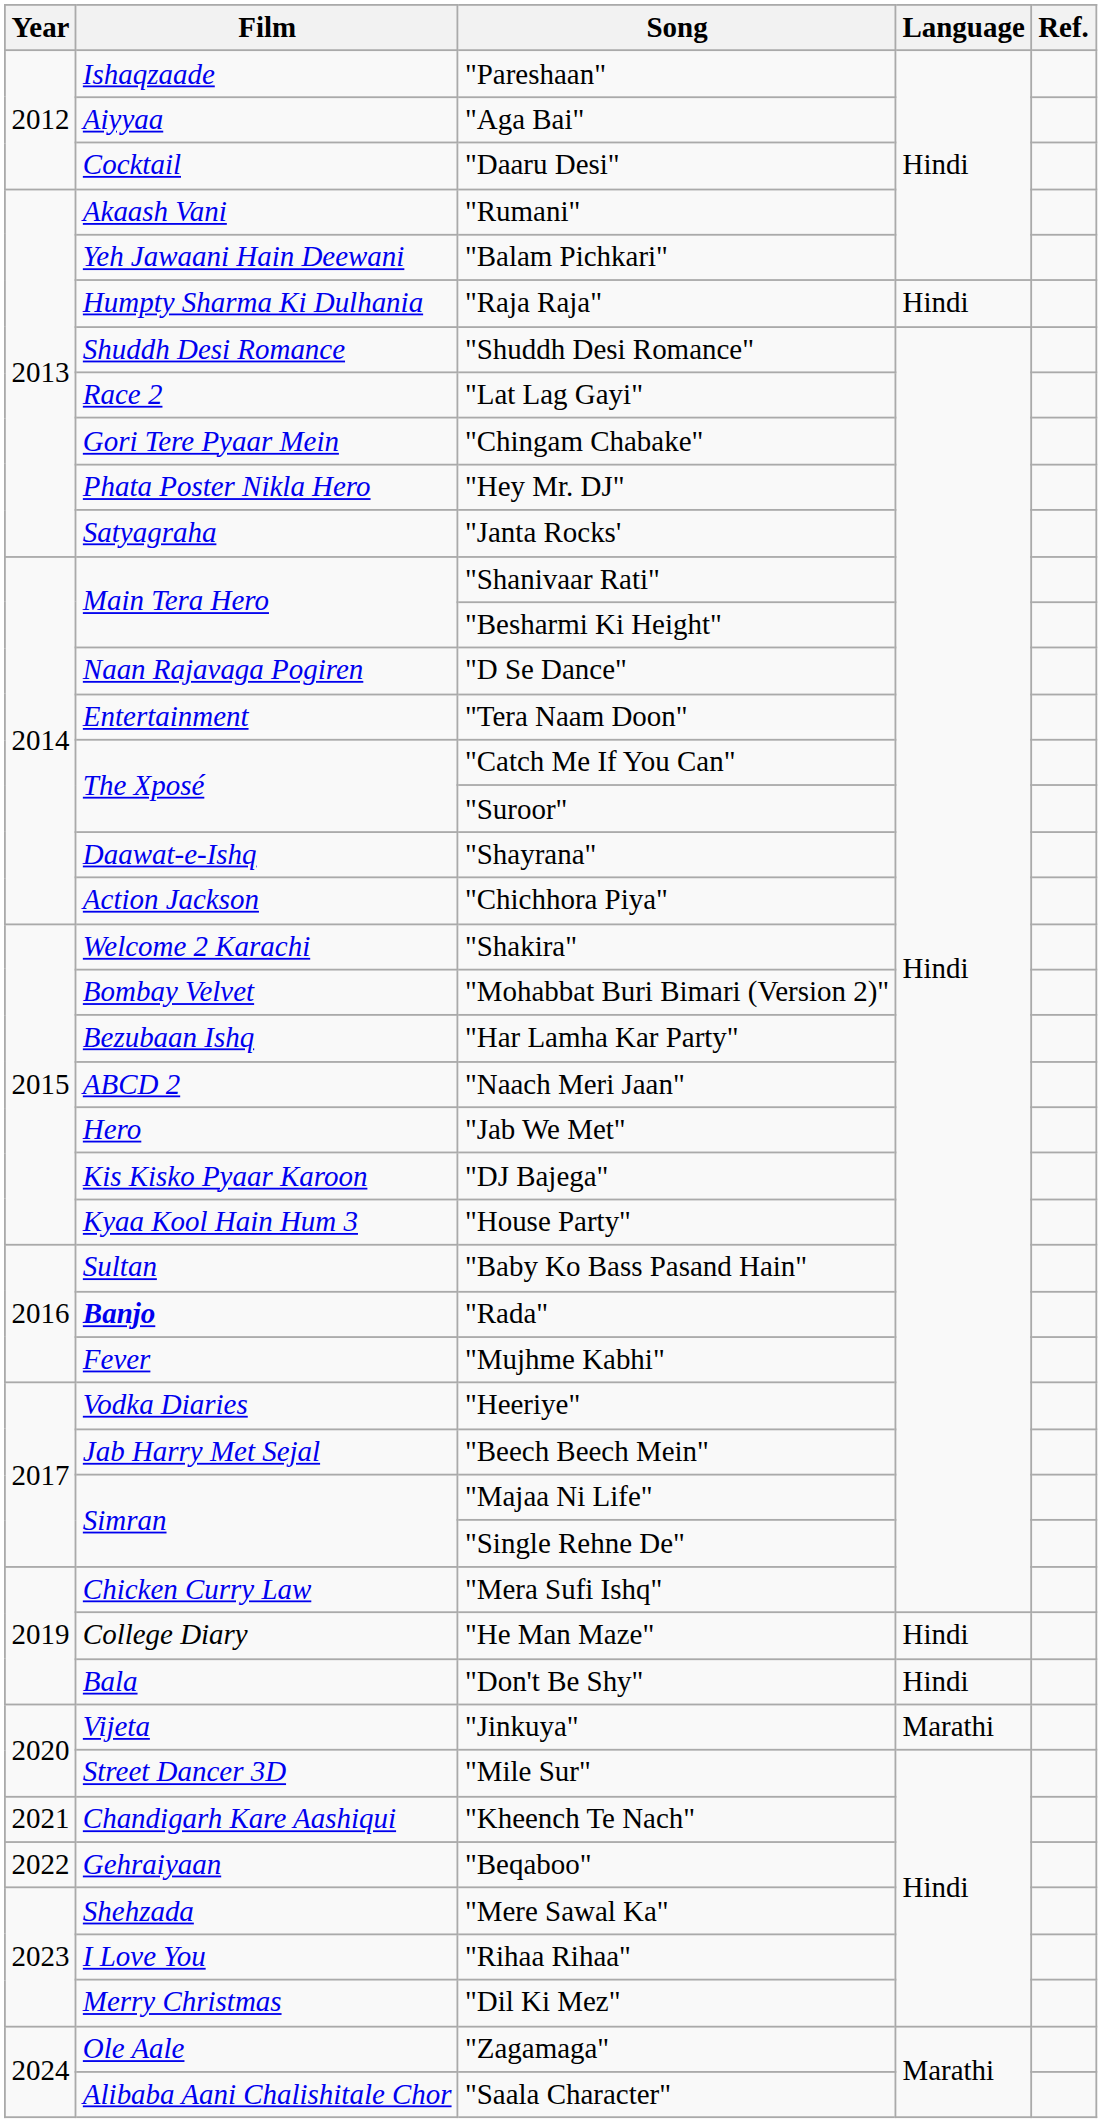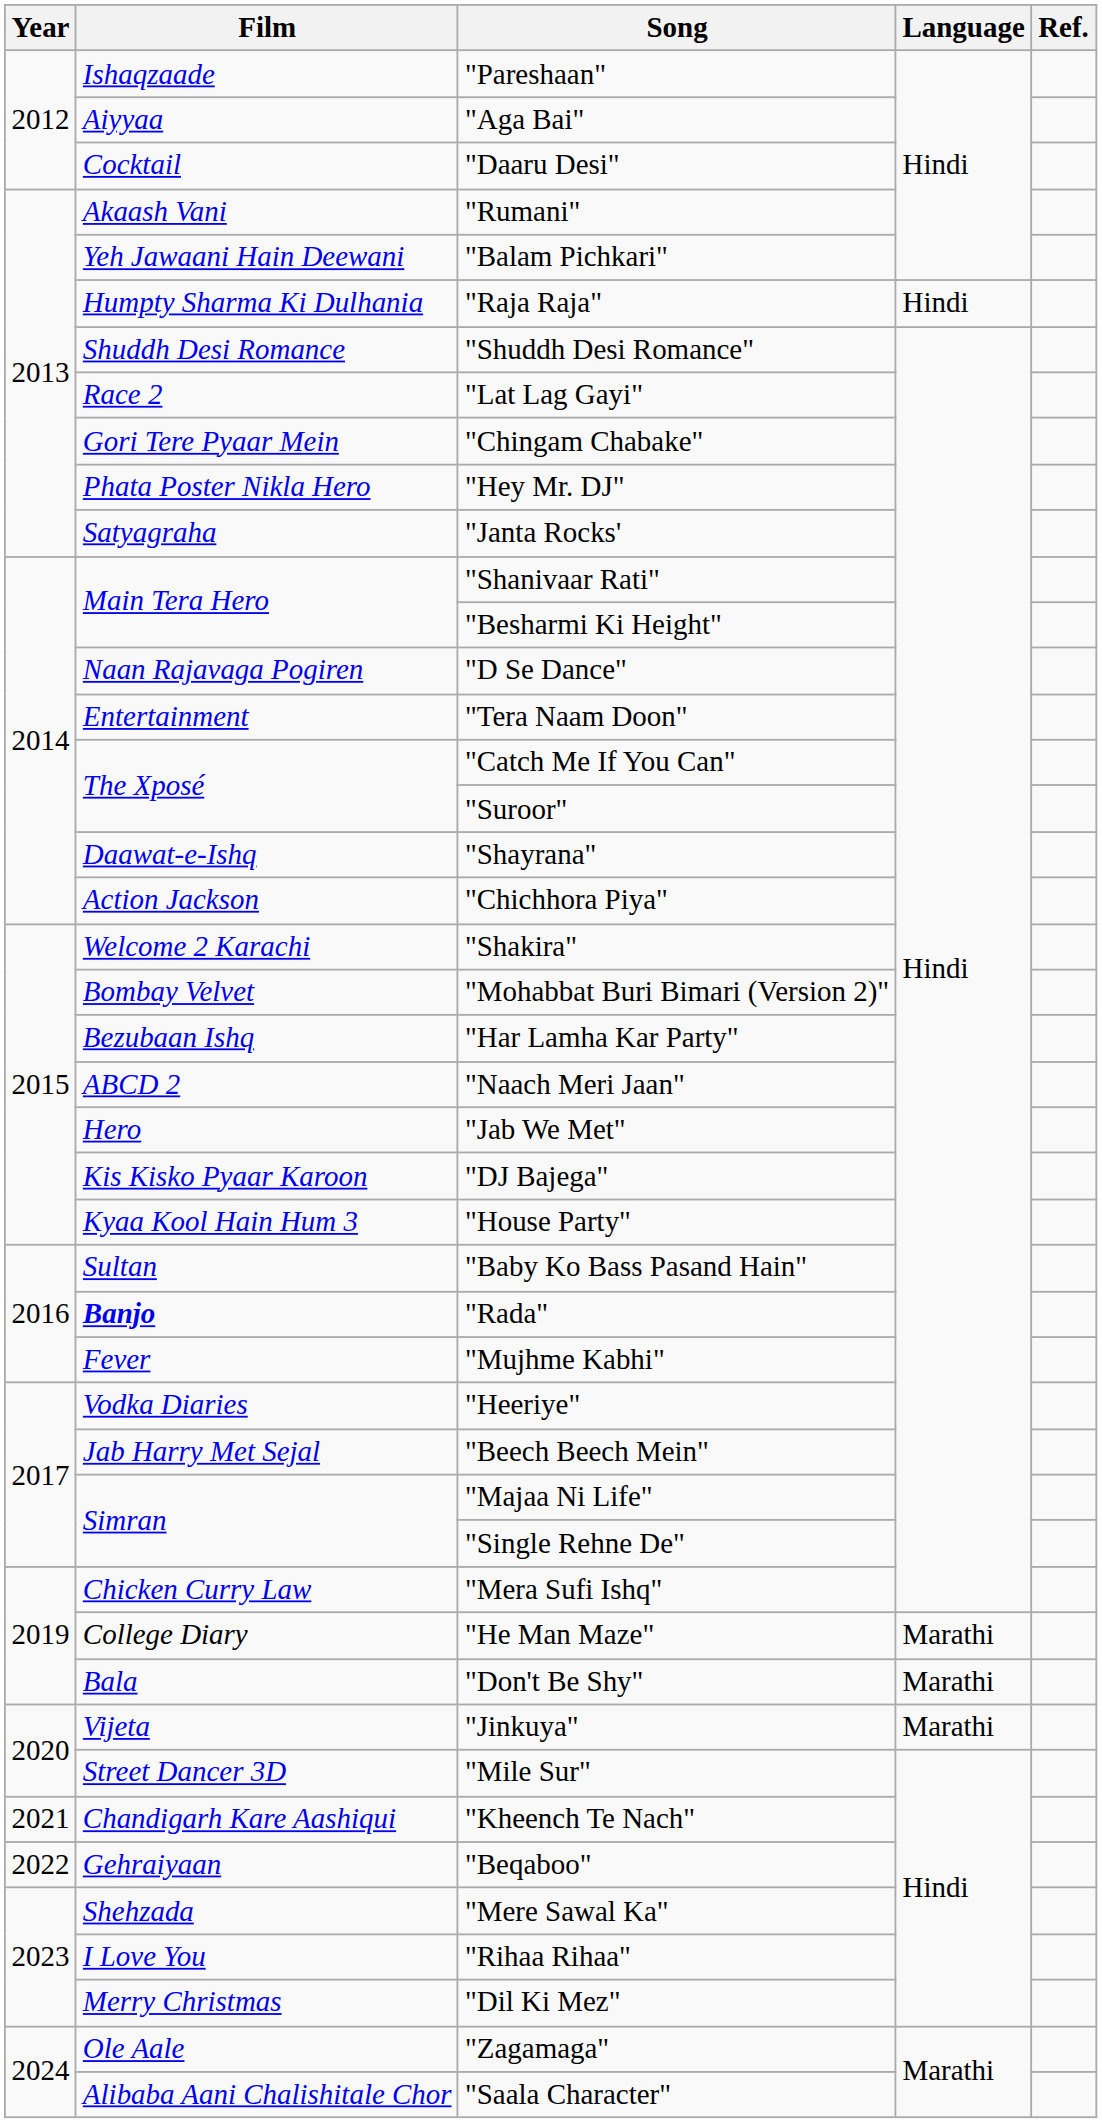(935, 1634) Hindi -> (948, 1634) Marathi
(935, 1680) Hindi -> (948, 1680) Marathi
